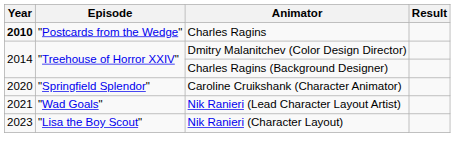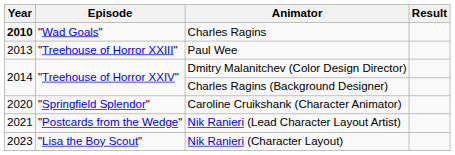(110, 31) "Postcards from the Wedge" -> (70, 31) "Wad Goals"
+ row: (212, 50)
(70, 104) "Wad Goals" -> (110, 123) "Postcards from the Wedge"
